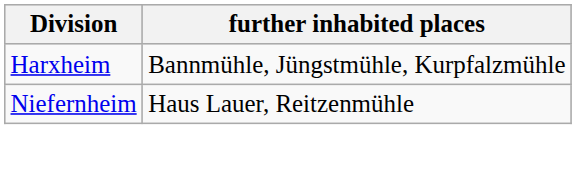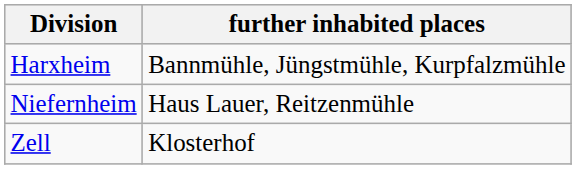+ row: (31, 143)
